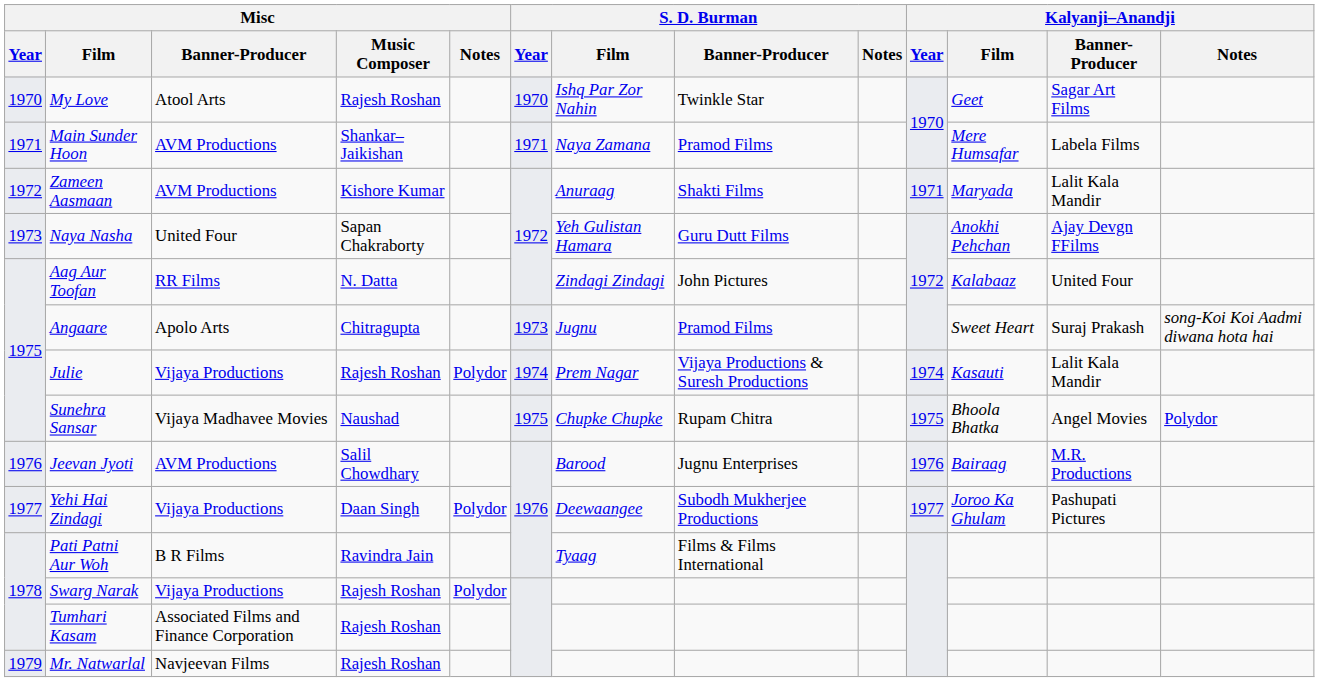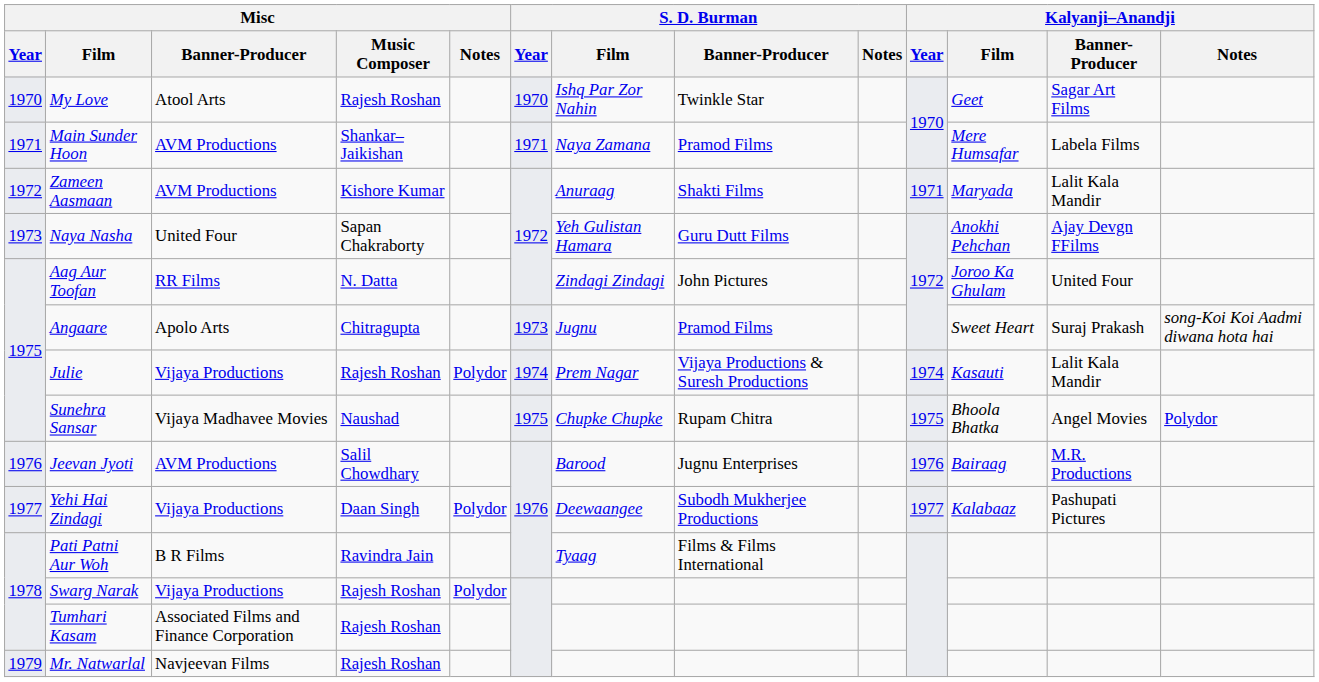(984, 281) Kalabaaz -> (983, 281) Joroo Ka Ghulam
(983, 509) Joroo Ka Ghulam -> (984, 509) Kalabaaz
